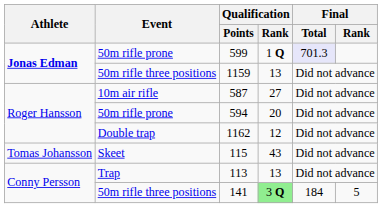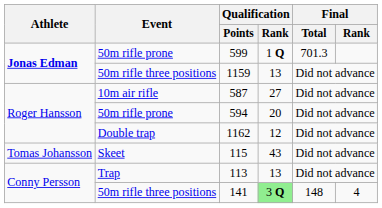(314, 53) lavender background -> (314, 53) no background
(314, 193) 184 -> (314, 193) 148
(356, 193) 5 -> (356, 193) 4
